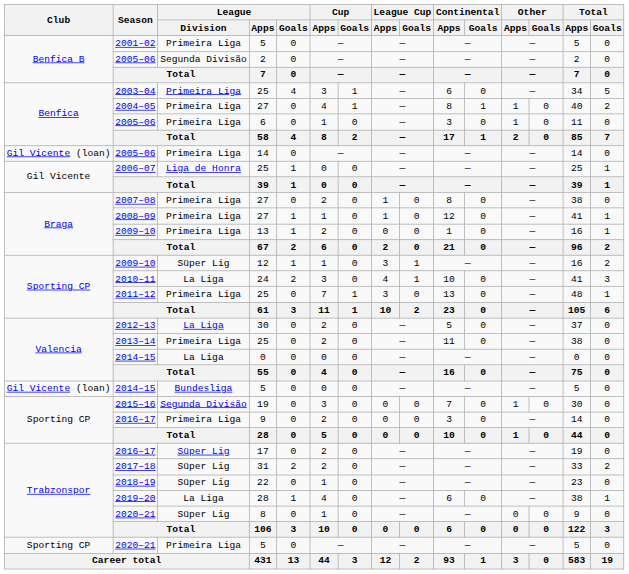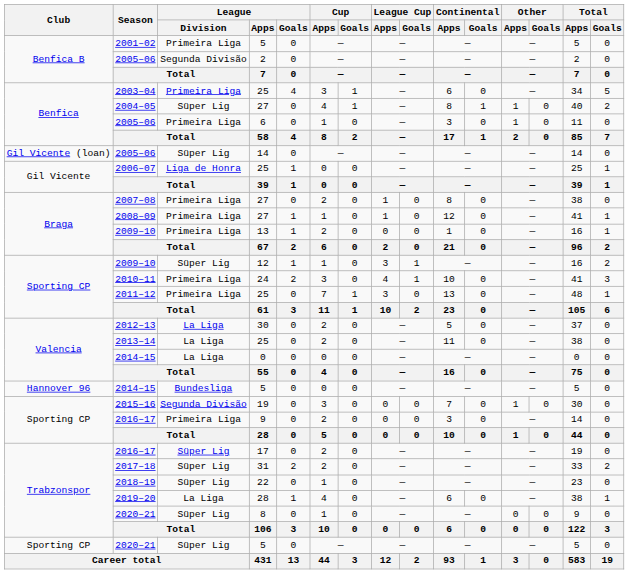(203, 106) Primeira Liga -> (203, 106) Süper Lig
(203, 153) Primeira Liga -> (203, 153) Süper Lig
(203, 279) La Liga -> (203, 279) Primeira Liga
(203, 341) Primeira Liga -> (203, 341) La Liga
(59, 388) Gil Vicente (loan) -> (59, 388) Hannover 96
(203, 545) Primeira Liga -> (203, 545) Süper Lig
